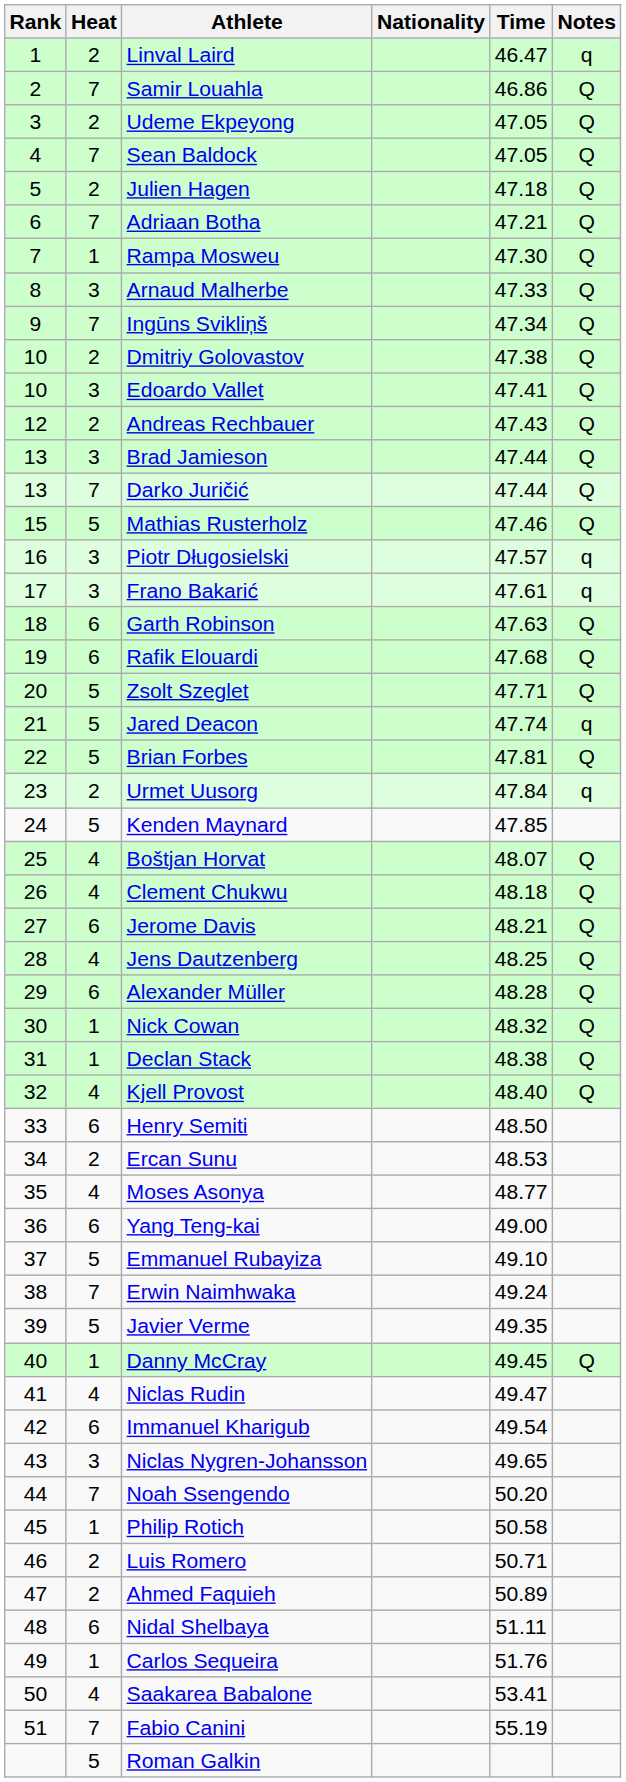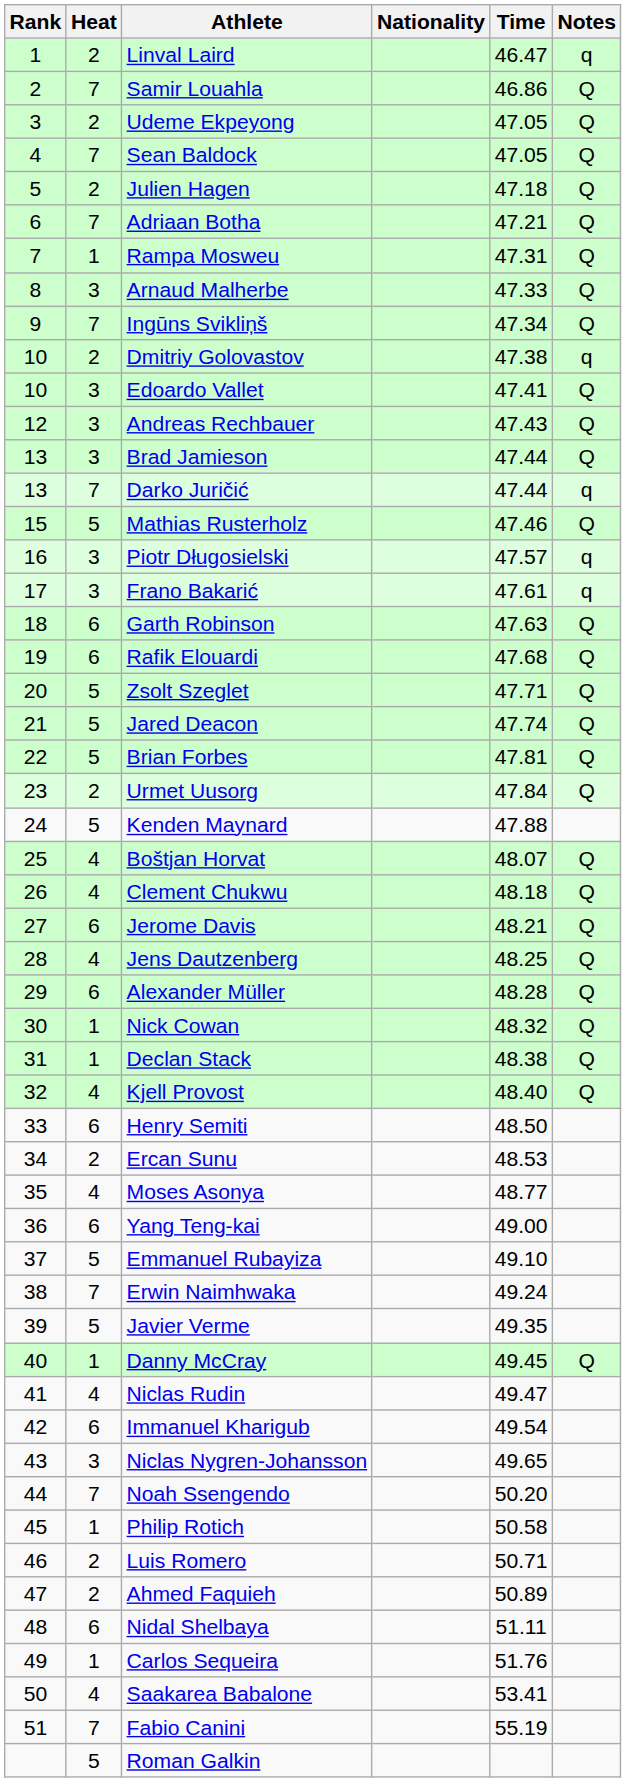(521, 256) 47.30 -> (521, 256) 47.31
(587, 356) Q -> (587, 356) q
(94, 423) 2 -> (94, 423) 3
(587, 490) Q -> (587, 490) q
(587, 724) q -> (587, 724) Q
(587, 791) q -> (587, 791) Q
(521, 824) 47.85 -> (521, 824) 47.88
